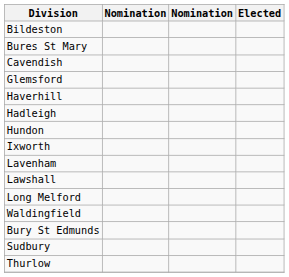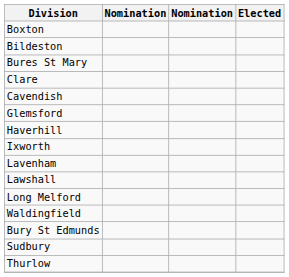+ row: (25, 30)
+ row: (22, 80)
- row: (32, 113)
- row: (25, 130)
